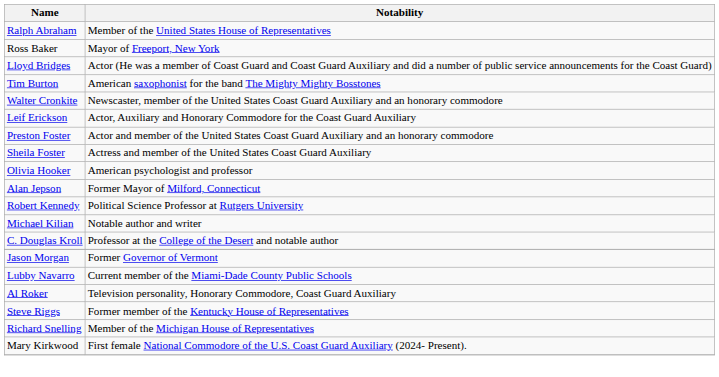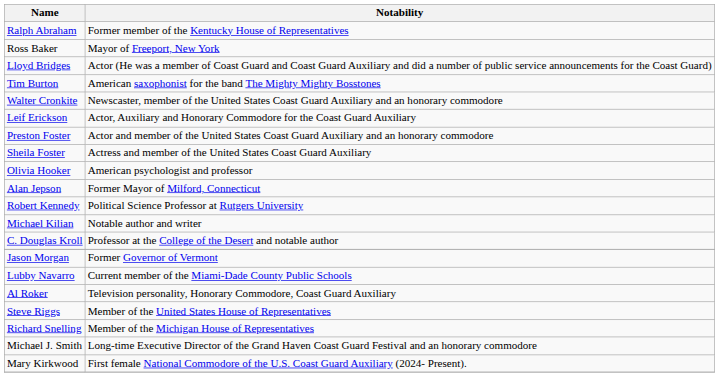(209, 30) Member of the United States House of Representatives -> (218, 30) Former member of the Kentucky House of Representatives
(218, 310) Former member of the Kentucky House of Representatives -> (209, 310) Member of the United States House of Representatives
+ row: (44, 345)
